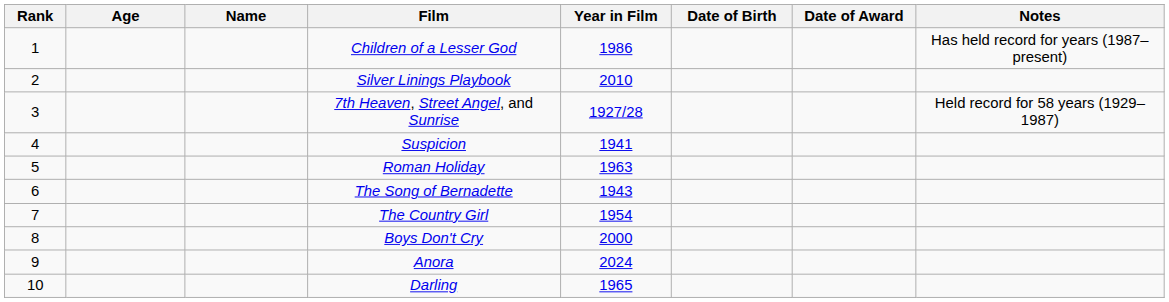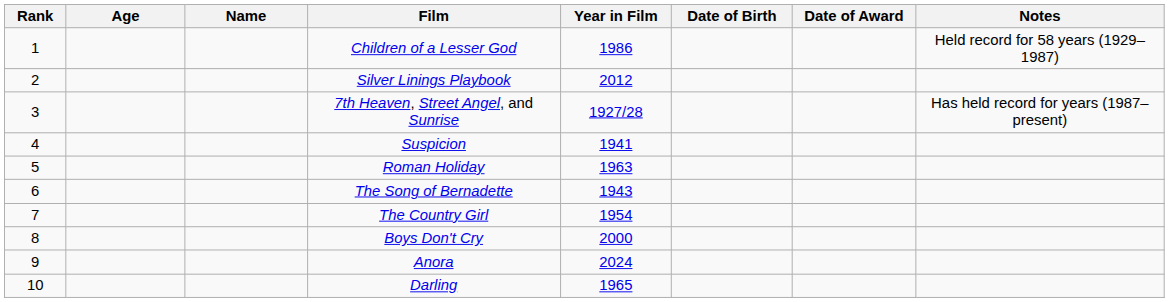(1040, 48) Has held record for years (1987–present) -> (1040, 48) Held record for 58 years (1929–1987)
(616, 80) 2010 -> (616, 80) 2012
(1040, 112) Held record for 58 years (1929–1987) -> (1040, 112) Has held record for years (1987–present)
